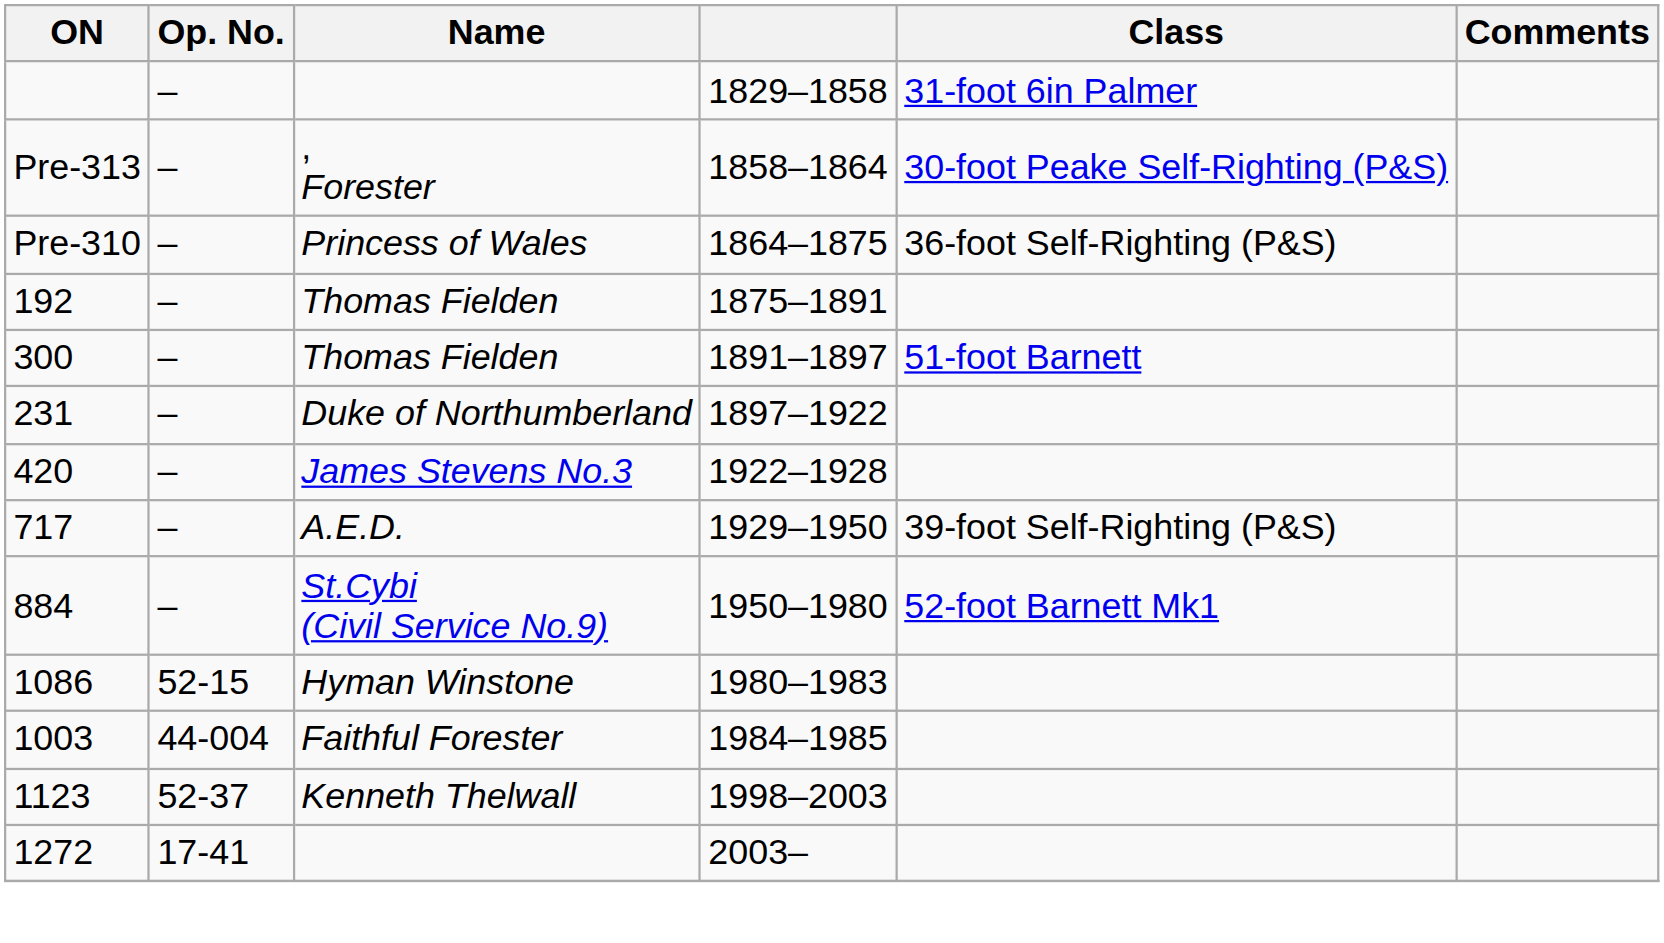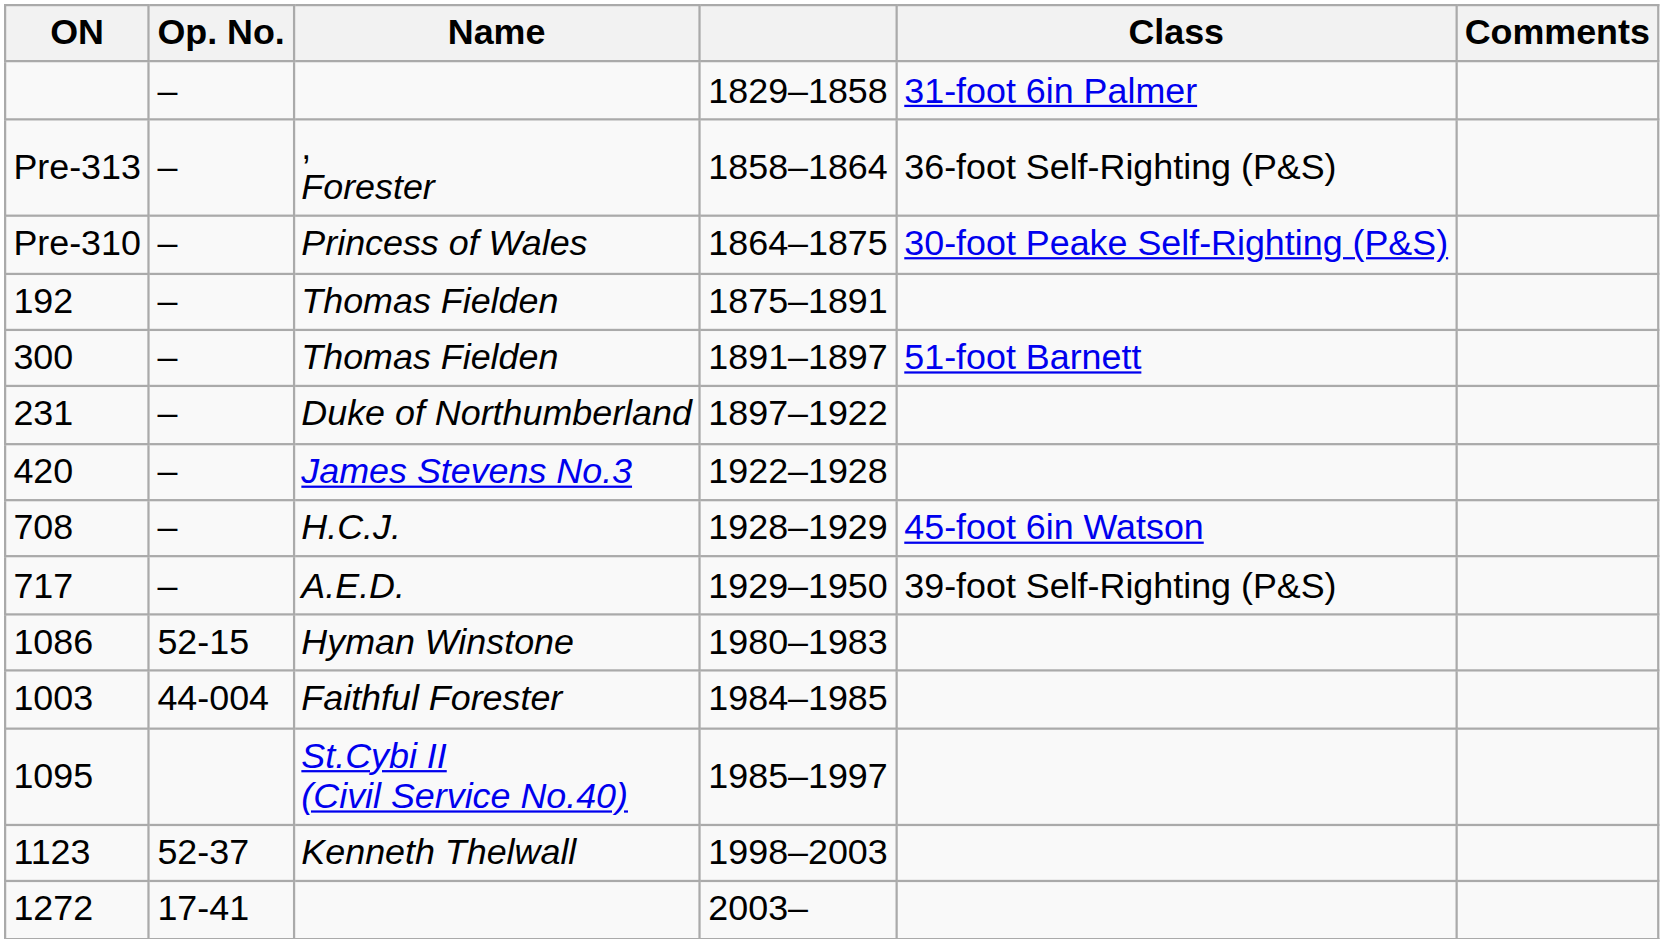(1176, 166) 30-foot Peake Self-Righting (P&S) -> (1120, 166) 36-foot Self-Righting (P&S)
(1120, 243) 36-foot Self-Righting (P&S) -> (1176, 243) 30-foot Peake Self-Righting (P&S)
+ row: (43, 527)
- row: (43, 604)
+ row: (53, 775)
